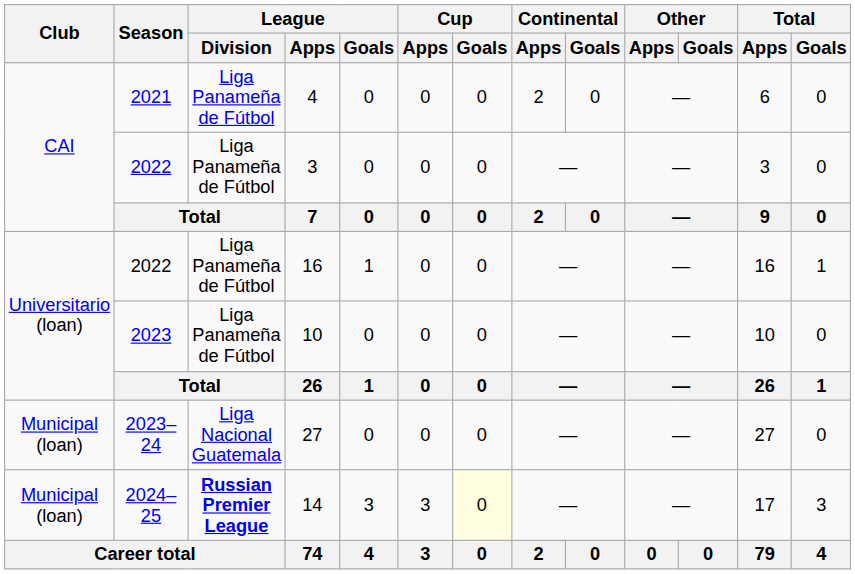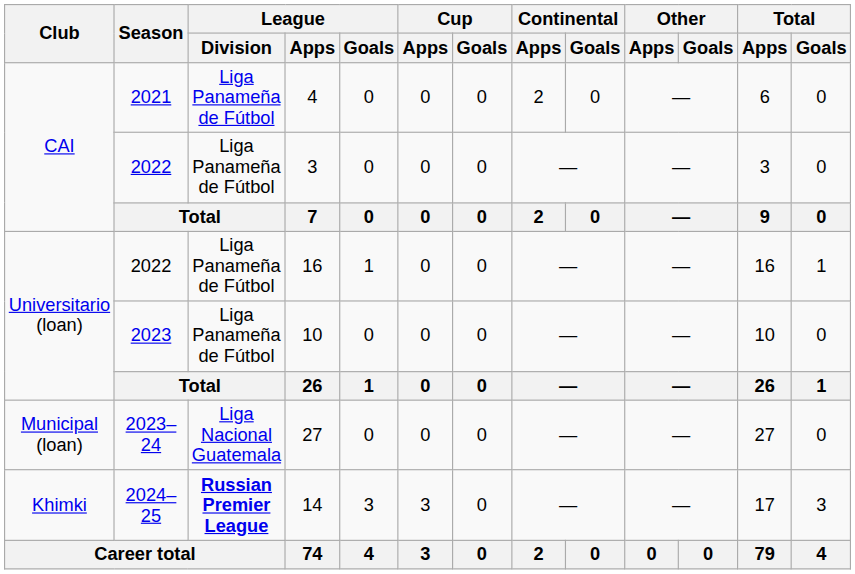(59, 505) Municipal (loan) -> (59, 505) Khimki
(482, 505) lightyellow background -> (482, 505) no background
